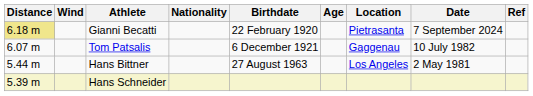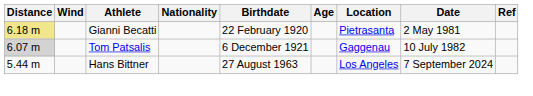(458, 30) 7 September 2024 -> (432, 30) 2 May 1981
(23, 47) no background -> (23, 47) lightgrey background
(442, 64) 2 May 1981 -> (448, 64) 7 September 2024
- row: (127, 82)
